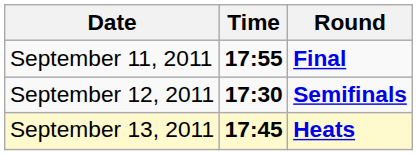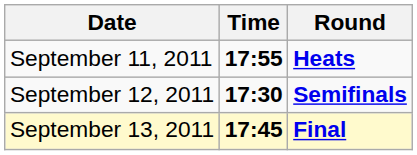(320, 58) Final -> (324, 58) Heats
(324, 130) Heats -> (320, 130) Final
